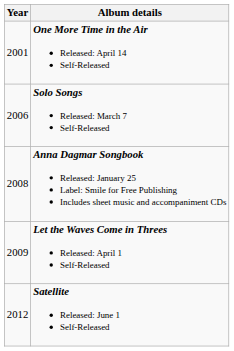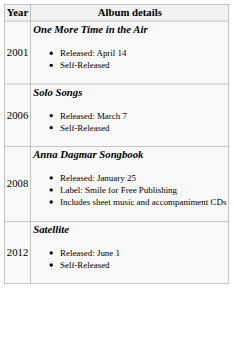- row: (130, 247)
